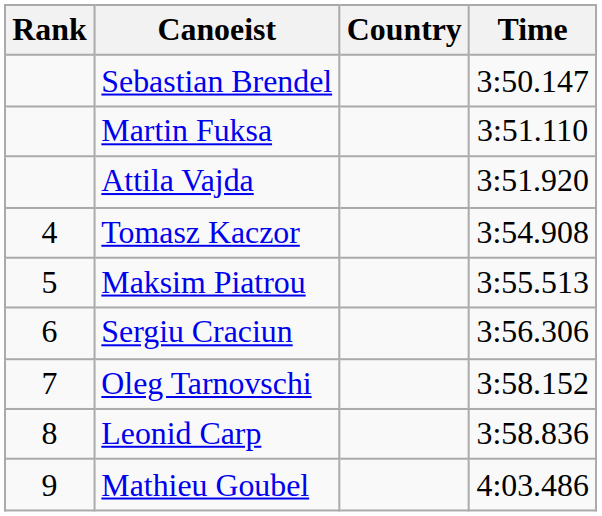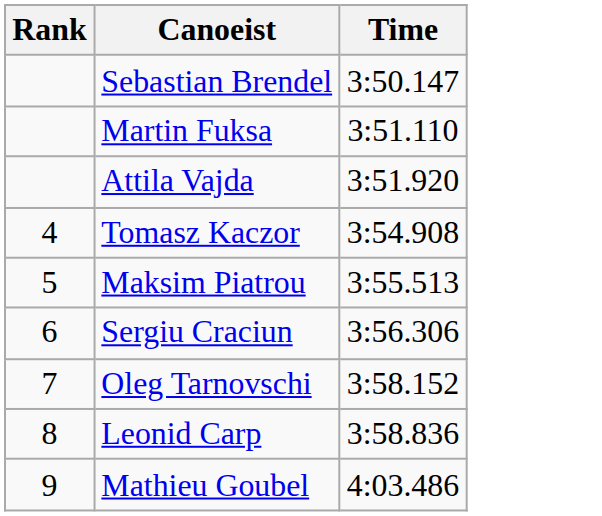- column: (404, 29)
